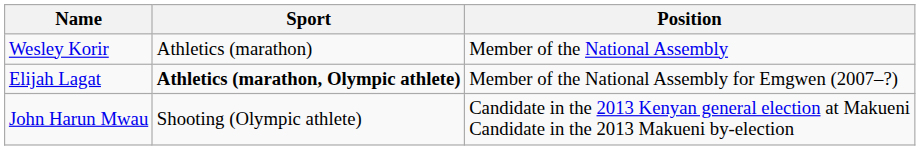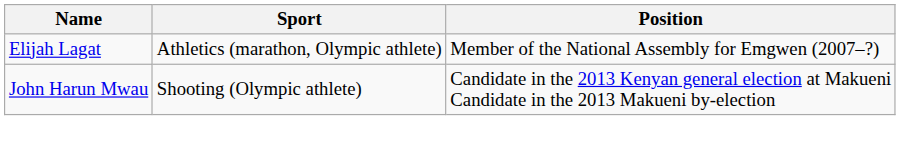- row: (59, 49)
(309, 78) bold -> (299, 49) normal
